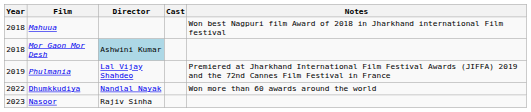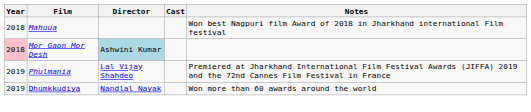(16, 50) no background -> (16, 50) pink background
(16, 89) 2022 -> (16, 89) 2019
- row: (43, 101)
